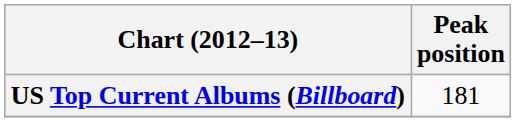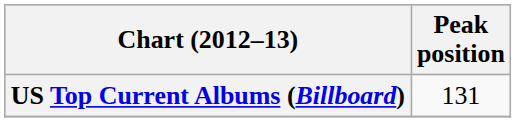(461, 95) 181 -> (461, 95) 131
